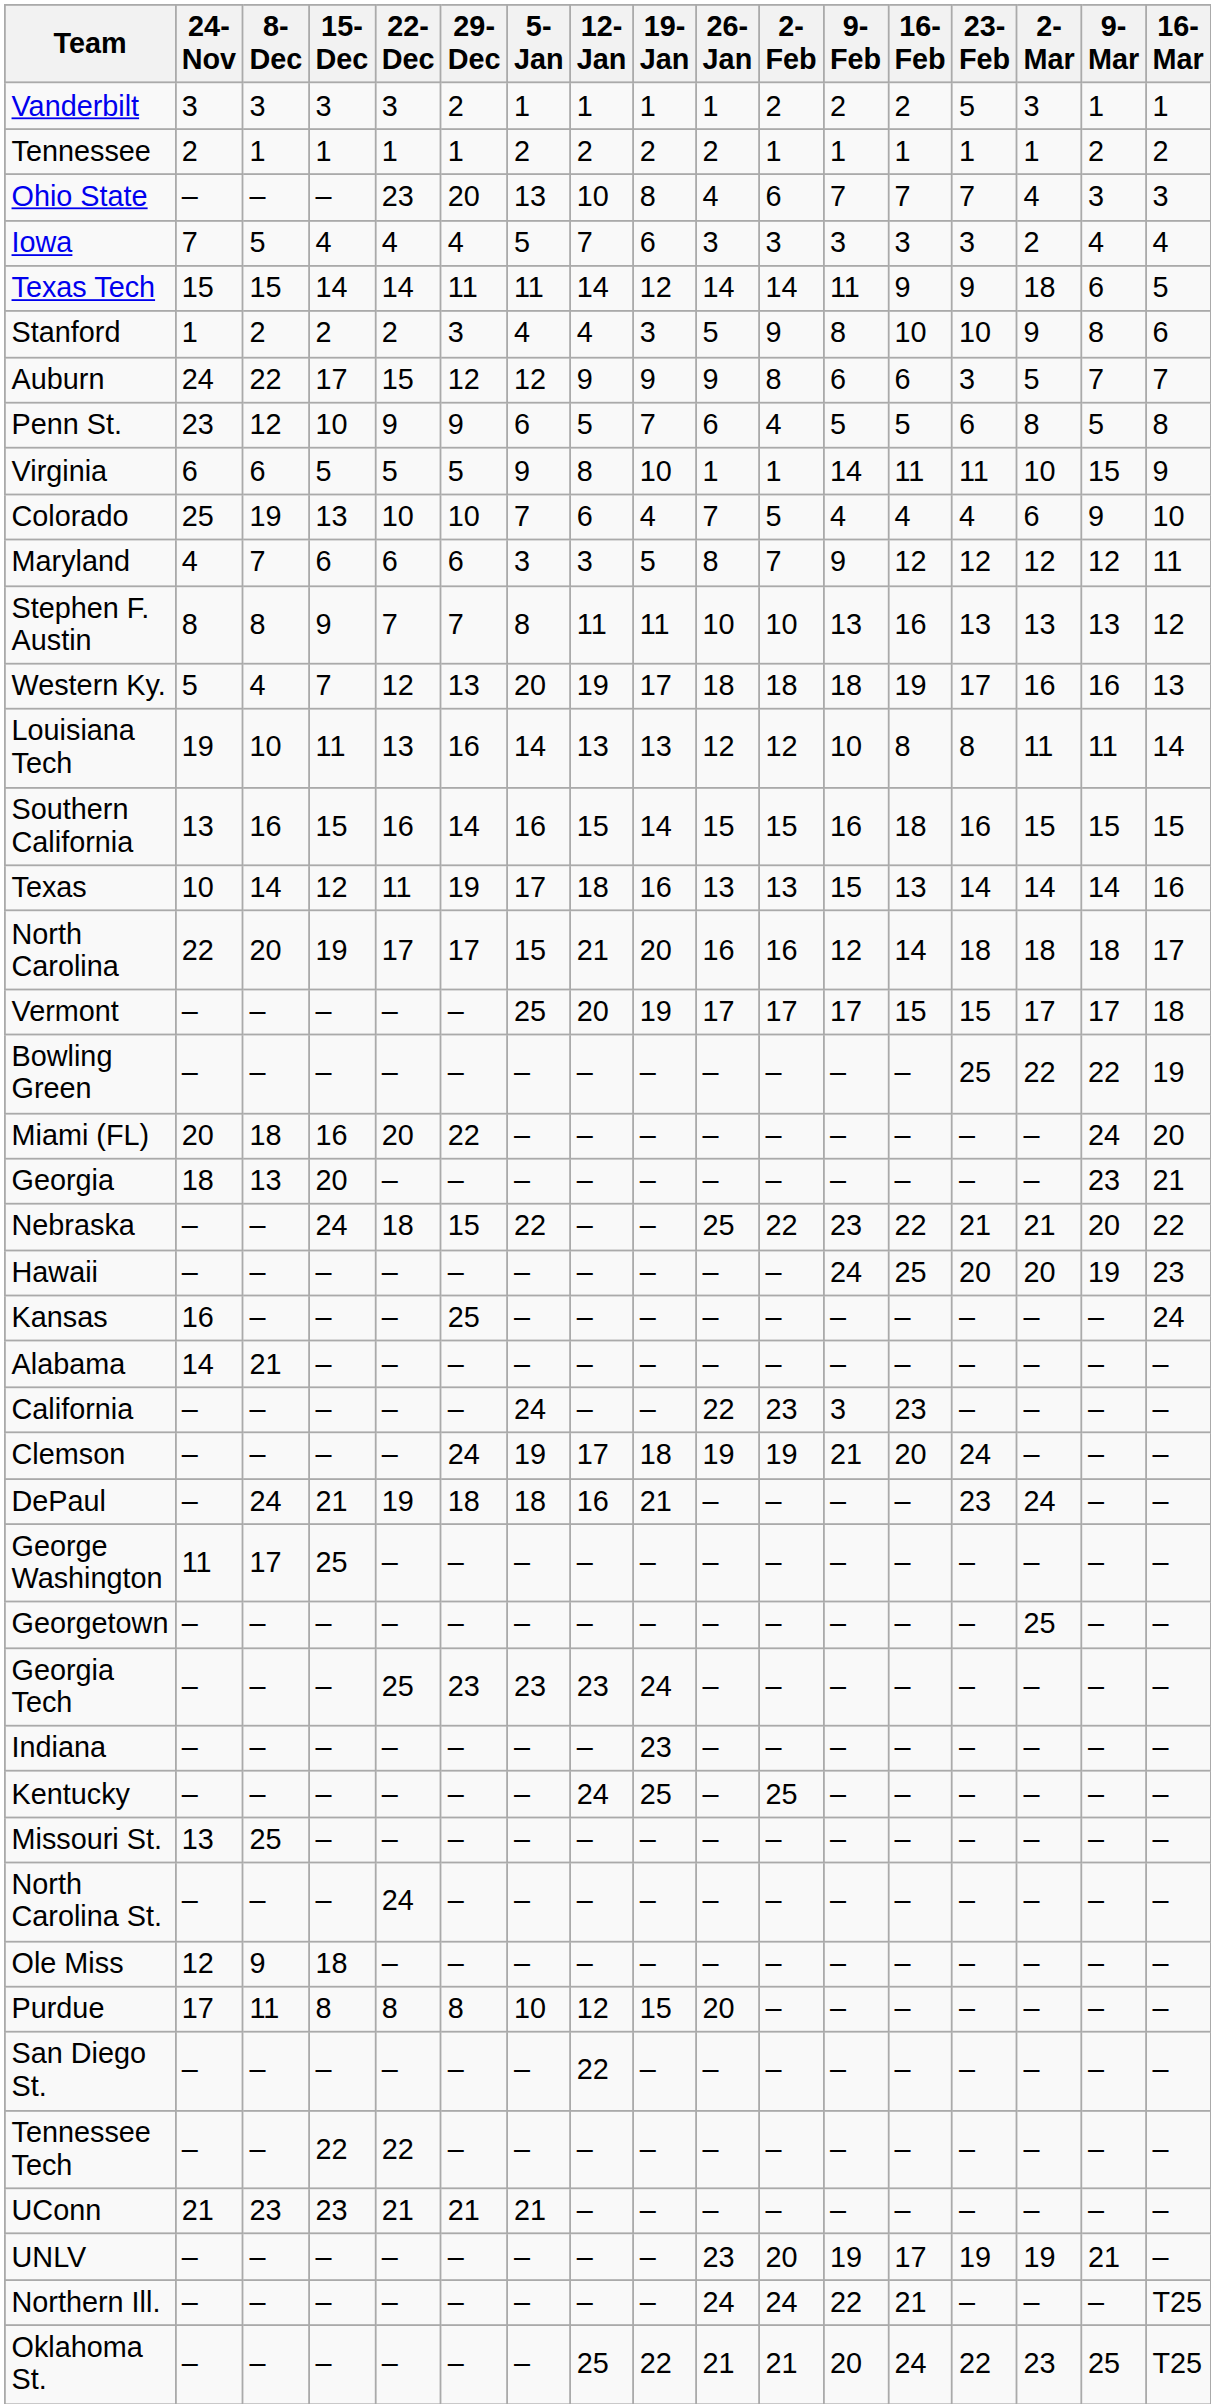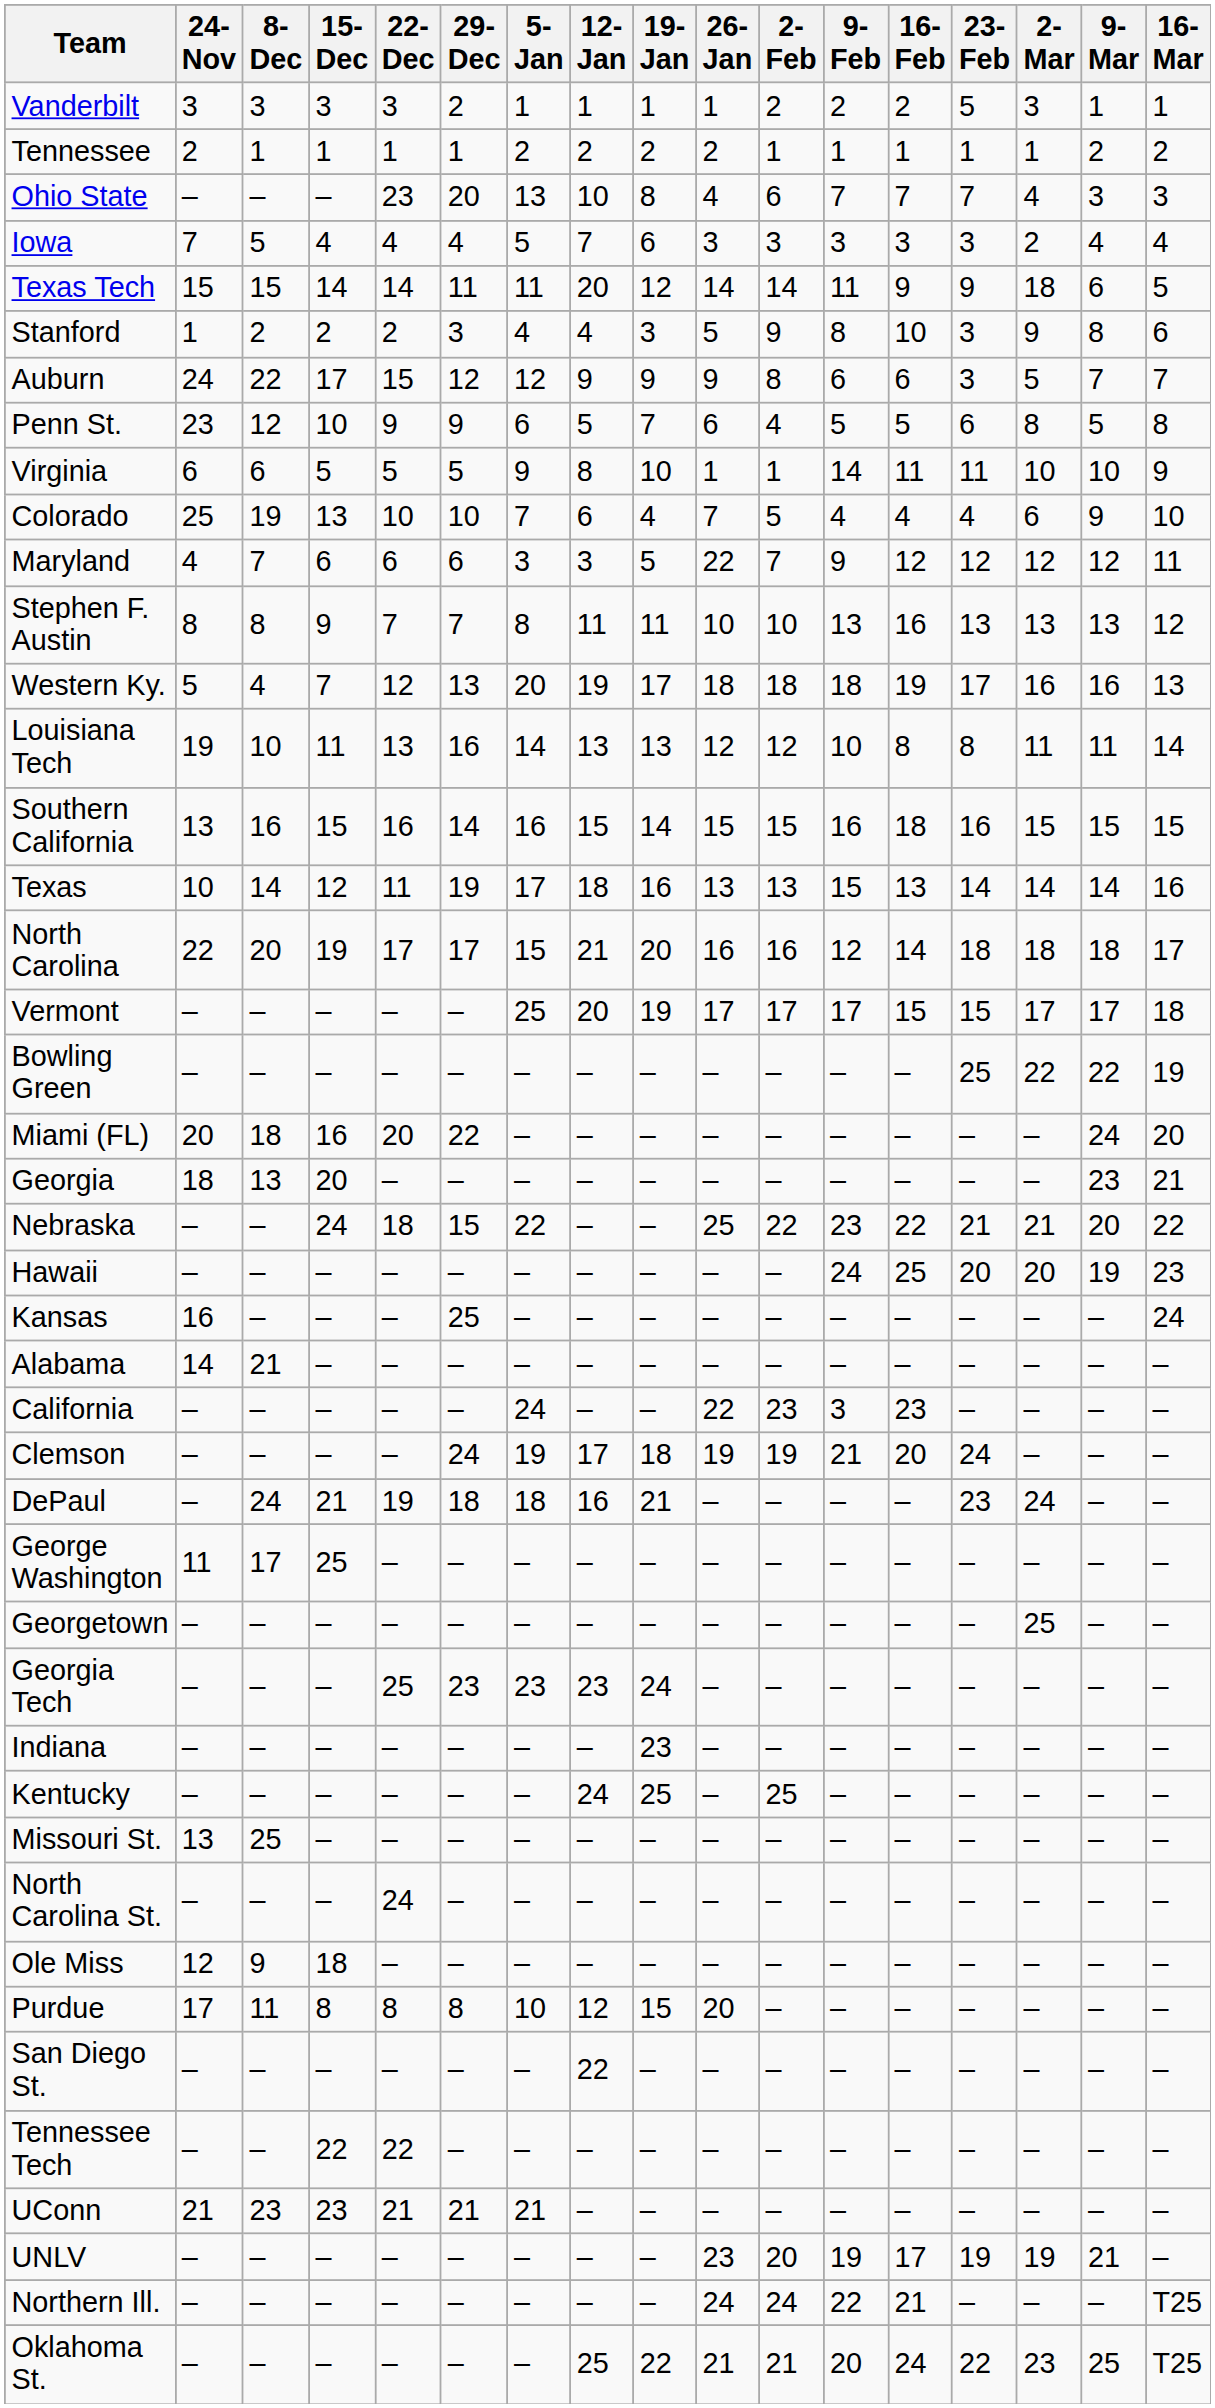(593, 288) 14 -> (593, 288) 20
(975, 333) 10 -> (967, 333) 3
(1104, 470) 15 -> (1104, 470) 10
(711, 562) 8 -> (719, 562) 22
